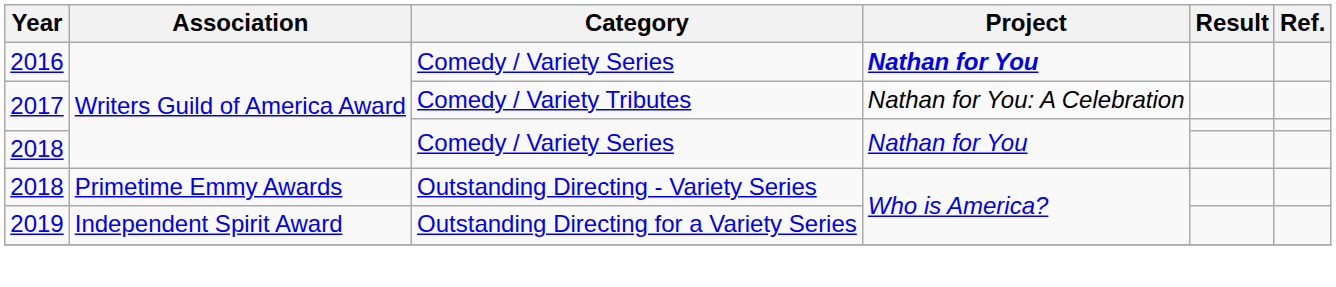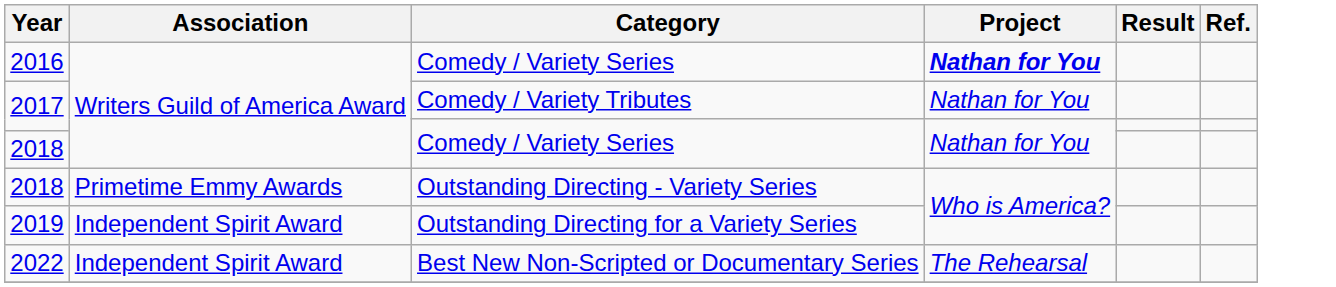(1026, 99) Nathan for You: A Celebration -> (1009, 99) Nathan for You
+ row: (37, 262)
